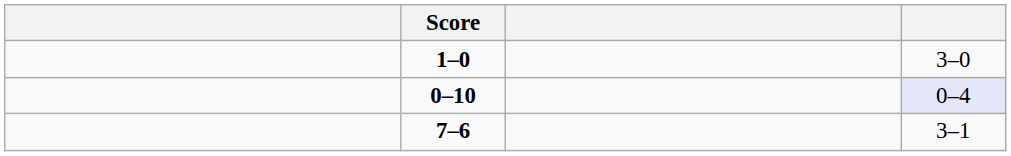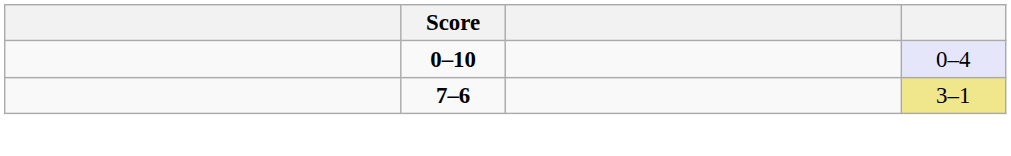- row: (453, 58)
(953, 131) no background -> (953, 95) khaki background
